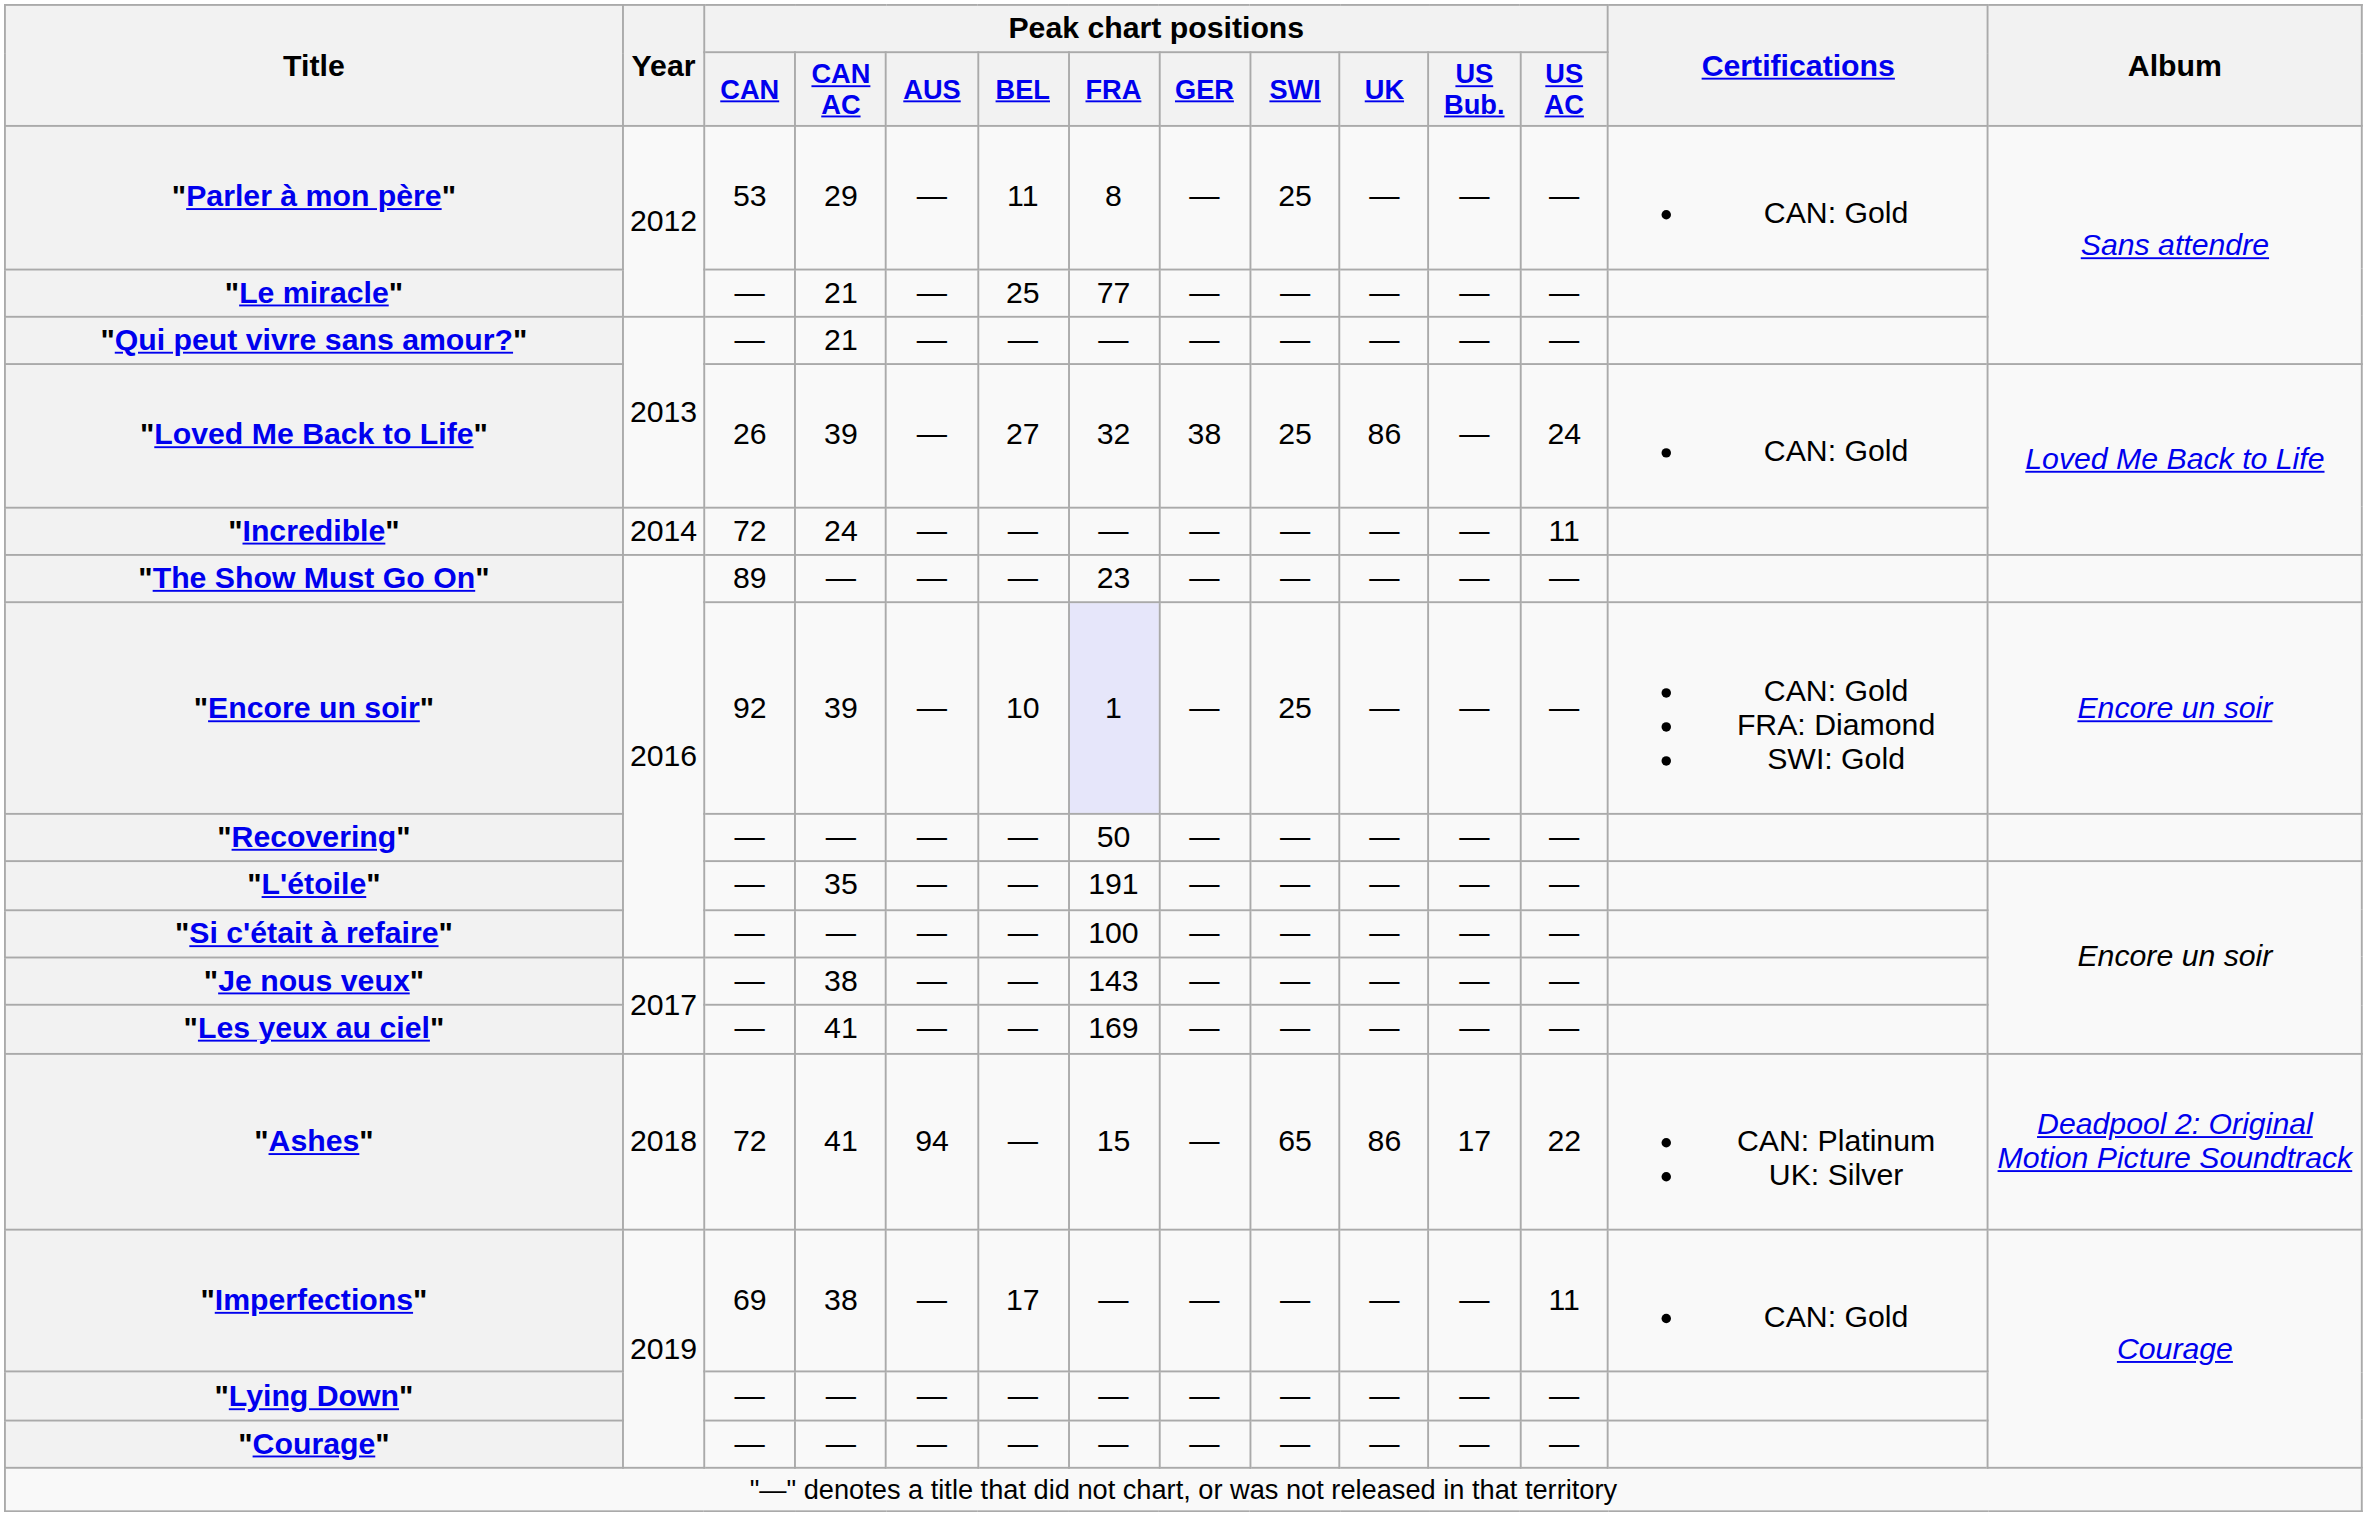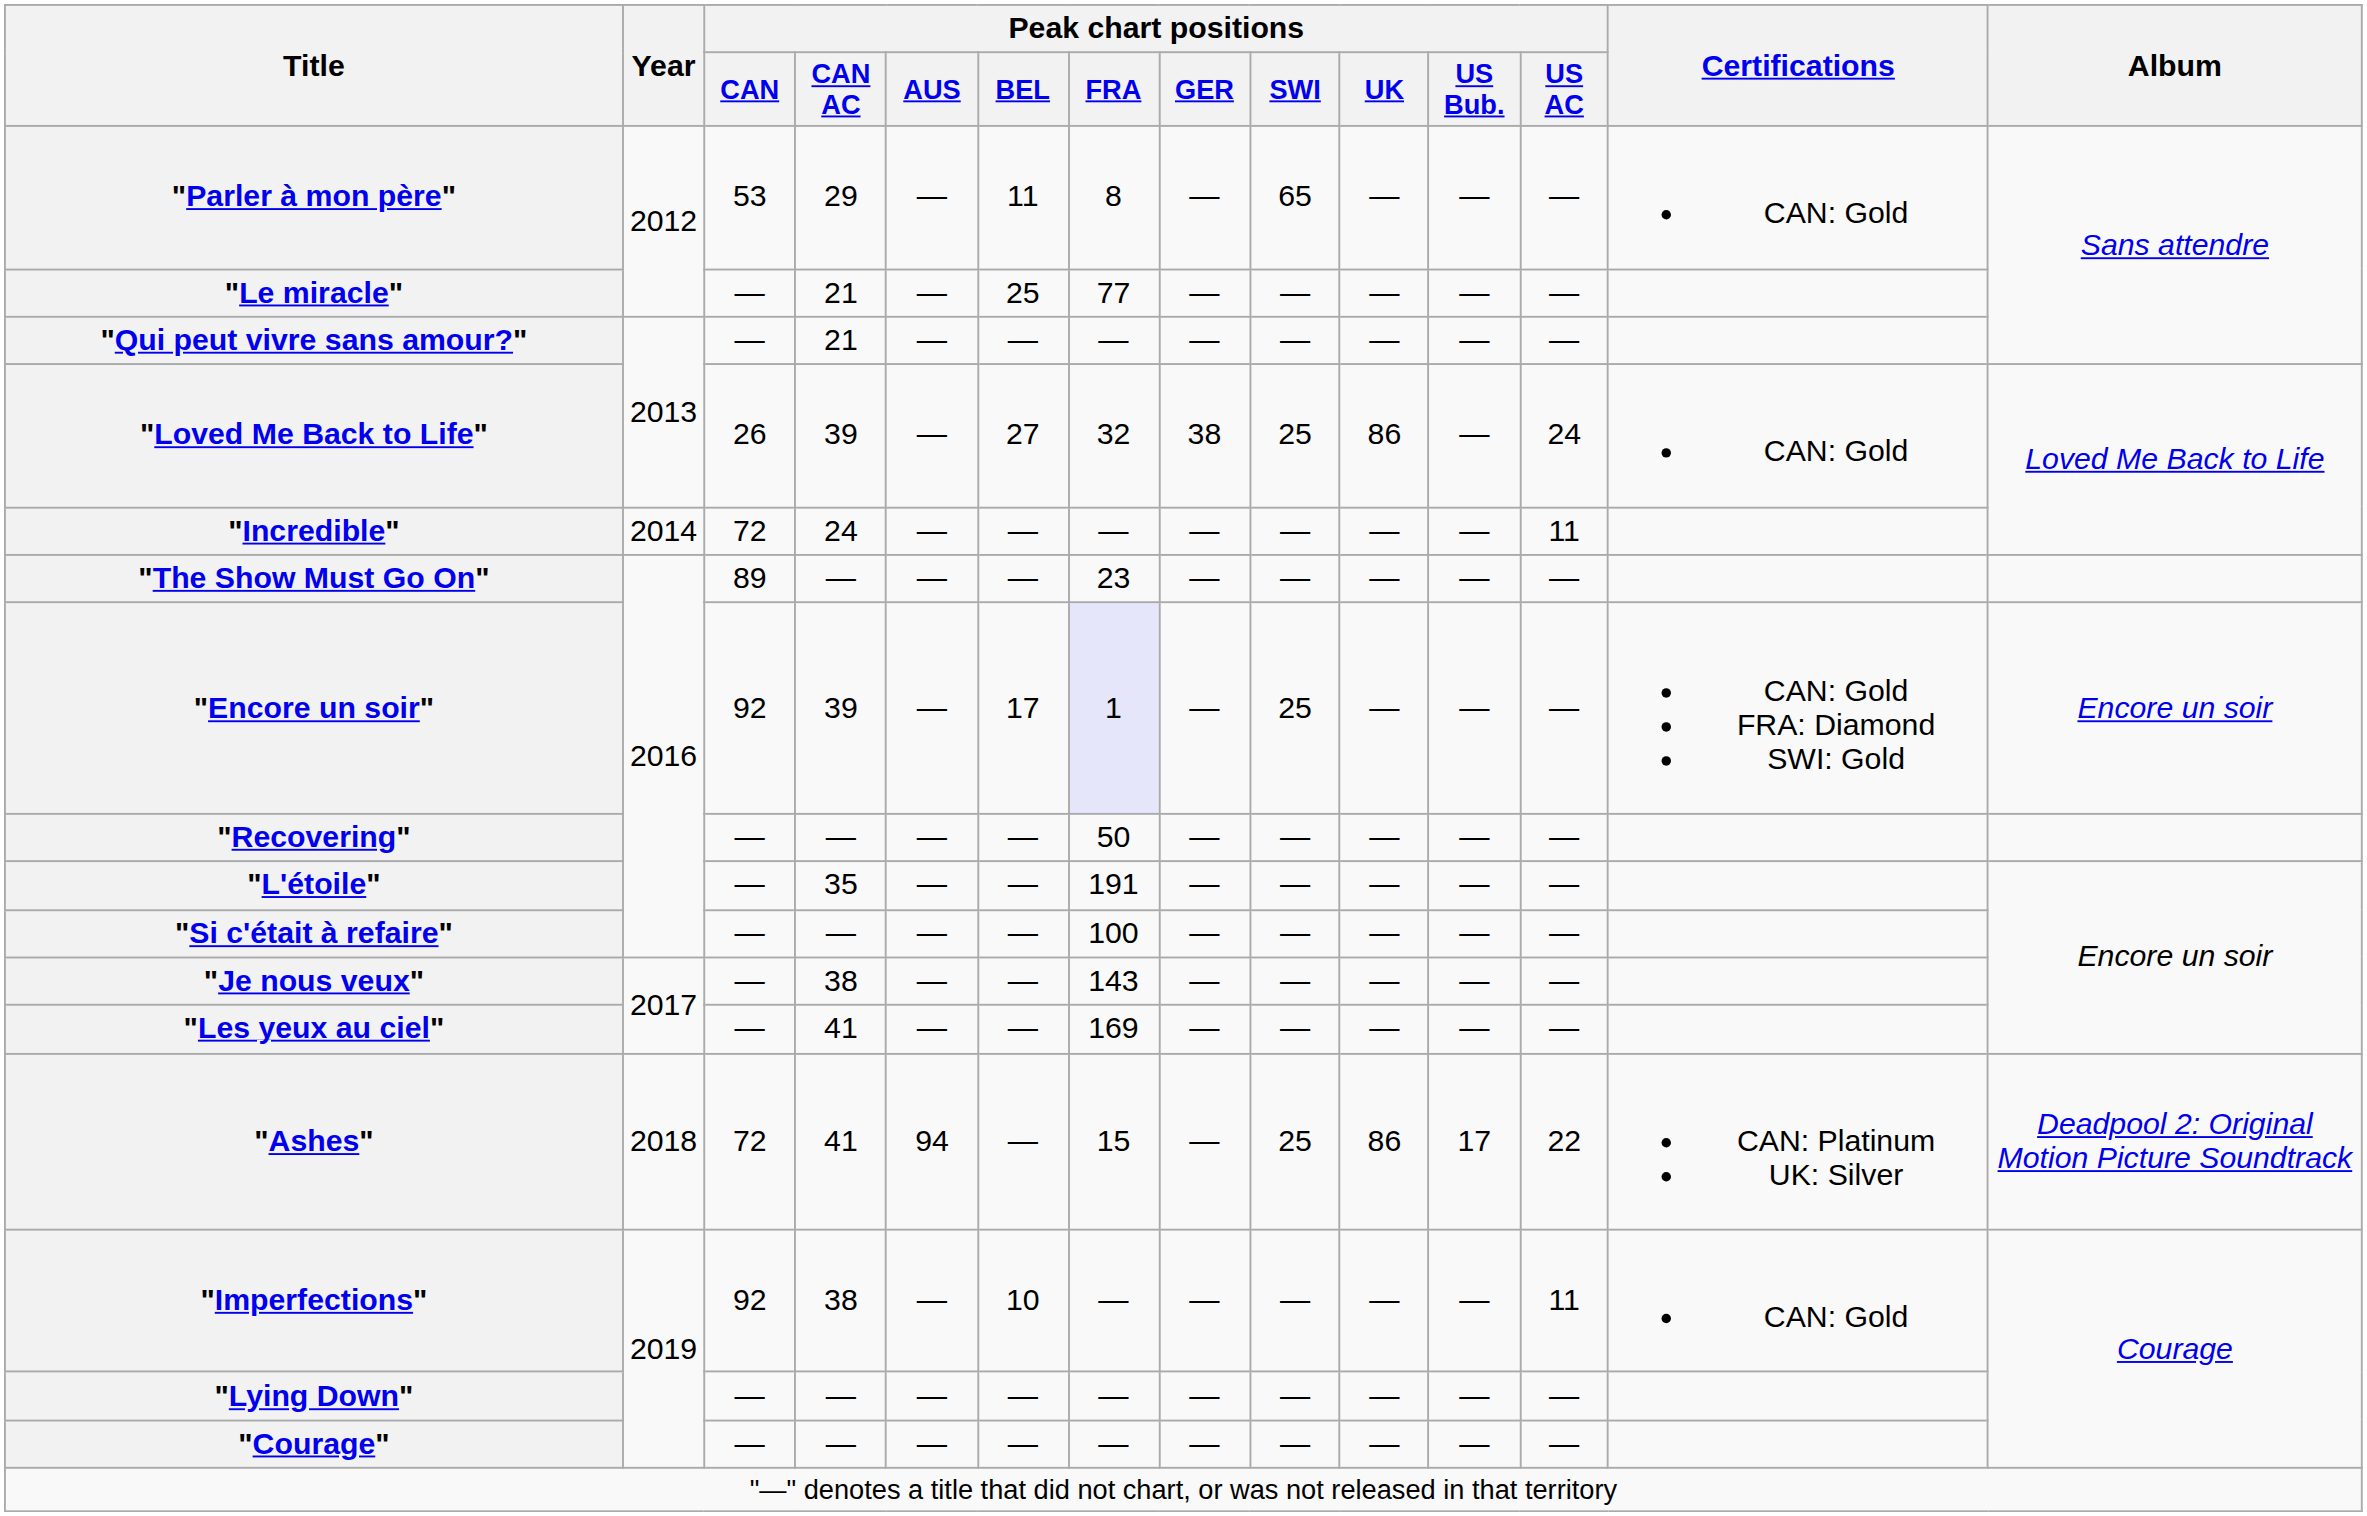(1295, 196) 25 -> (1295, 196) 65
(1023, 707) 10 -> (1023, 707) 17
(1295, 1140) 65 -> (1295, 1140) 25
(750, 1300) 69 -> (750, 1300) 92
(1023, 1300) 17 -> (1023, 1300) 10
